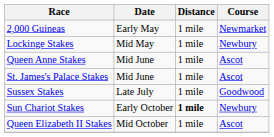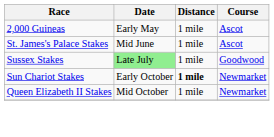(243, 28) Newmarket -> (231, 28) Ascot
- row: (40, 44)
- row: (46, 60)
(135, 92) no background -> (135, 60) lightgreen background
(238, 108) Newbury -> (243, 76) Newmarket
(231, 124) Ascot -> (243, 92) Newmarket
